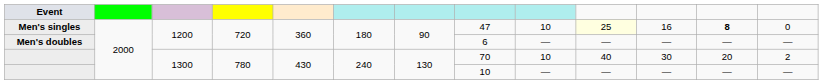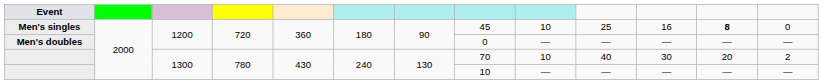(485, 27) 47 -> (485, 27) 45
(606, 27) lightyellow background -> (606, 27) no background
(485, 42) 6 -> (485, 42) 0
